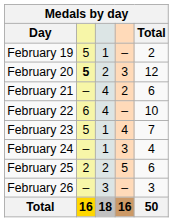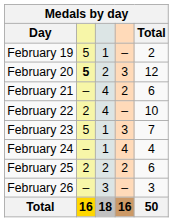(86, 110) 6 -> (86, 110) 2
(125, 129) 4 -> (125, 129) 3
(125, 149) 3 -> (125, 149) 4
(125, 168) 5 -> (125, 168) 2
